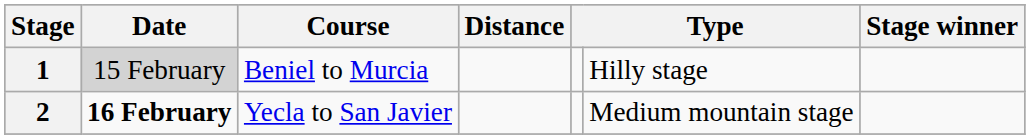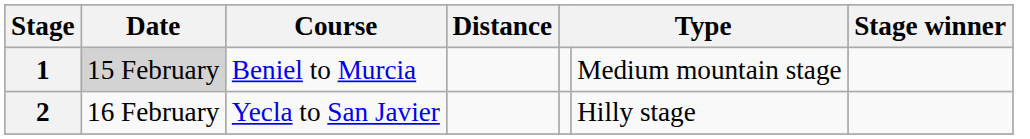(649, 69) Hilly stage -> (709, 69) Medium mountain stage
(159, 112) bold -> (153, 112) normal
(721, 112) Medium mountain stage -> (636, 112) Hilly stage
